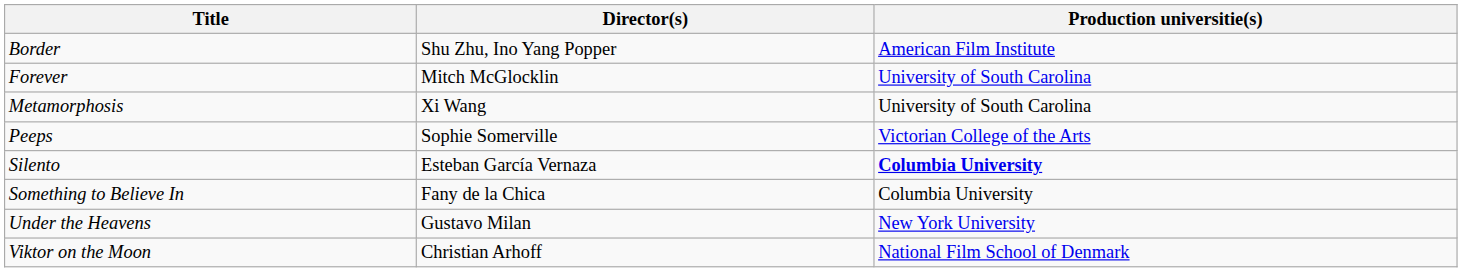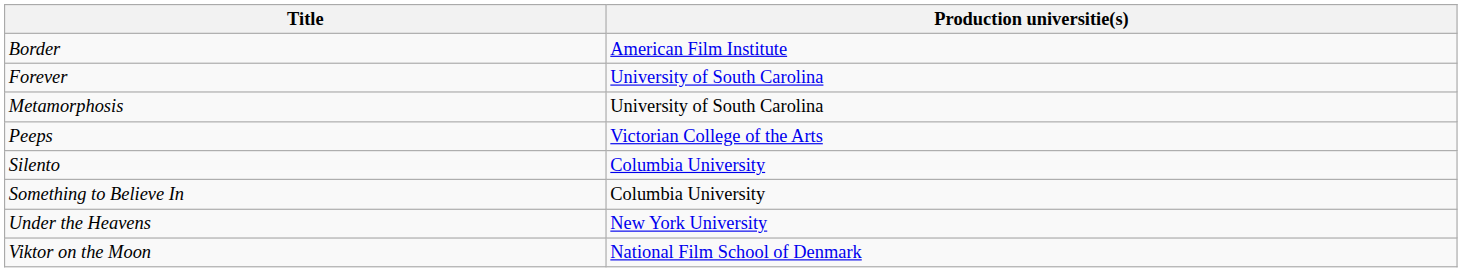- column: (645, 19)
(960, 164) bold -> (688, 164) normal
